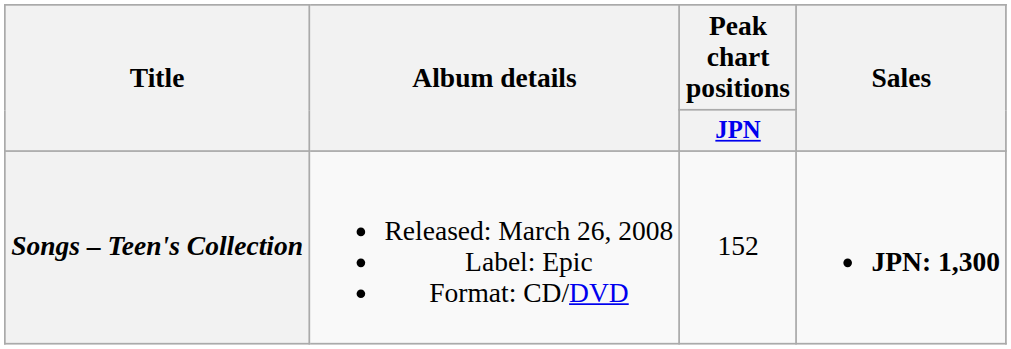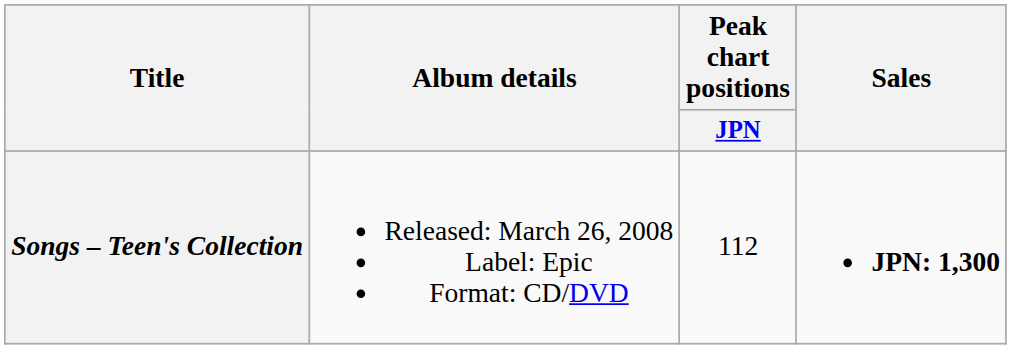(738, 246) 152 -> (738, 246) 112
